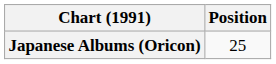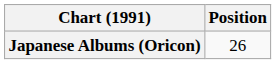(238, 44) 25 -> (238, 44) 26
